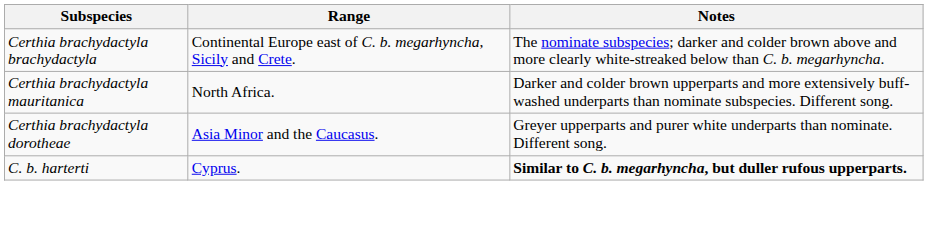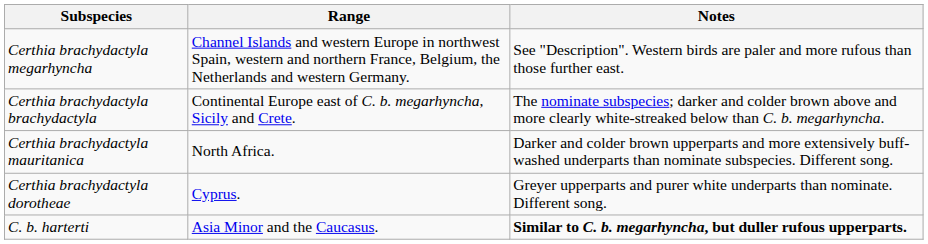+ row: (78, 58)
(285, 134) Asia Minor and the Caucasus. -> (216, 193) Cyprus.
(216, 167) Cyprus. -> (285, 227) Asia Minor and the Caucasus.
